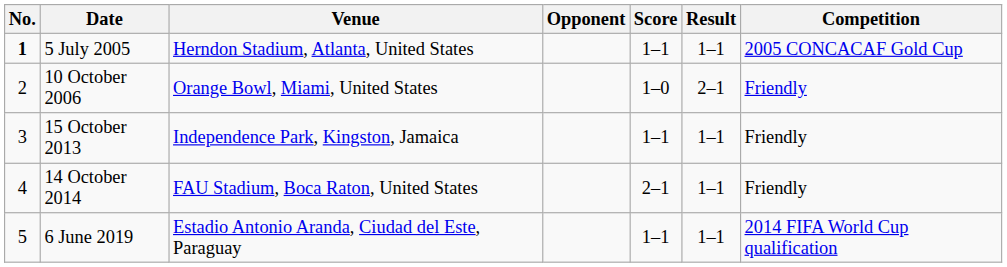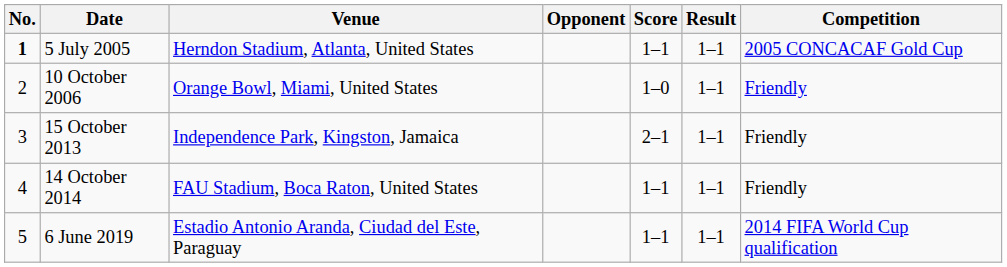(711, 87) 2–1 -> (711, 87) 1–1
(656, 137) 1–1 -> (656, 137) 2–1
(656, 187) 2–1 -> (656, 187) 1–1
